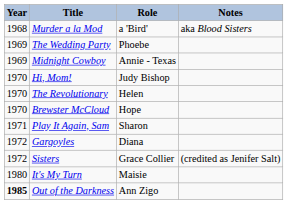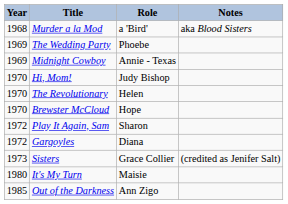(17, 126) 1971 -> (17, 126) 1972
(17, 158) 1972 -> (17, 158) 1973
(17, 191) bold -> (17, 191) normal
